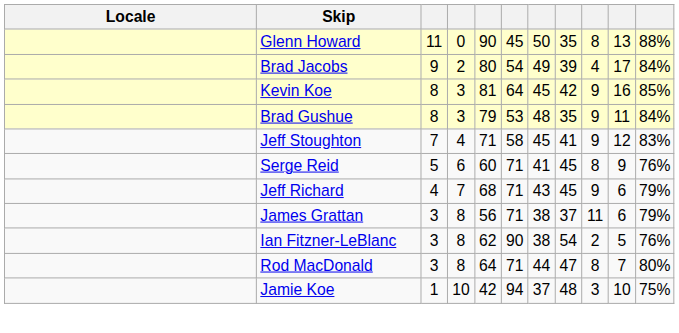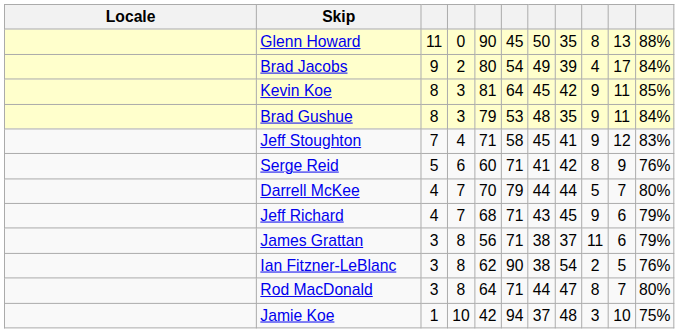(622, 91) 16 -> (622, 91) 11
(568, 166) 45 -> (568, 166) 42
+ row: (310, 191)
